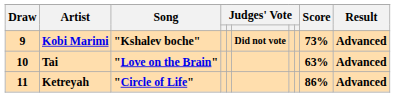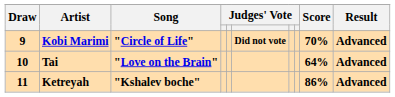(157, 41) "Kshalev boche" -> (154, 41) "Circle of Life"
(317, 41) 73% -> (317, 41) 70%
(317, 62) 63% -> (317, 62) 64%
(154, 82) "Circle of Life" -> (157, 82) "Kshalev boche"
